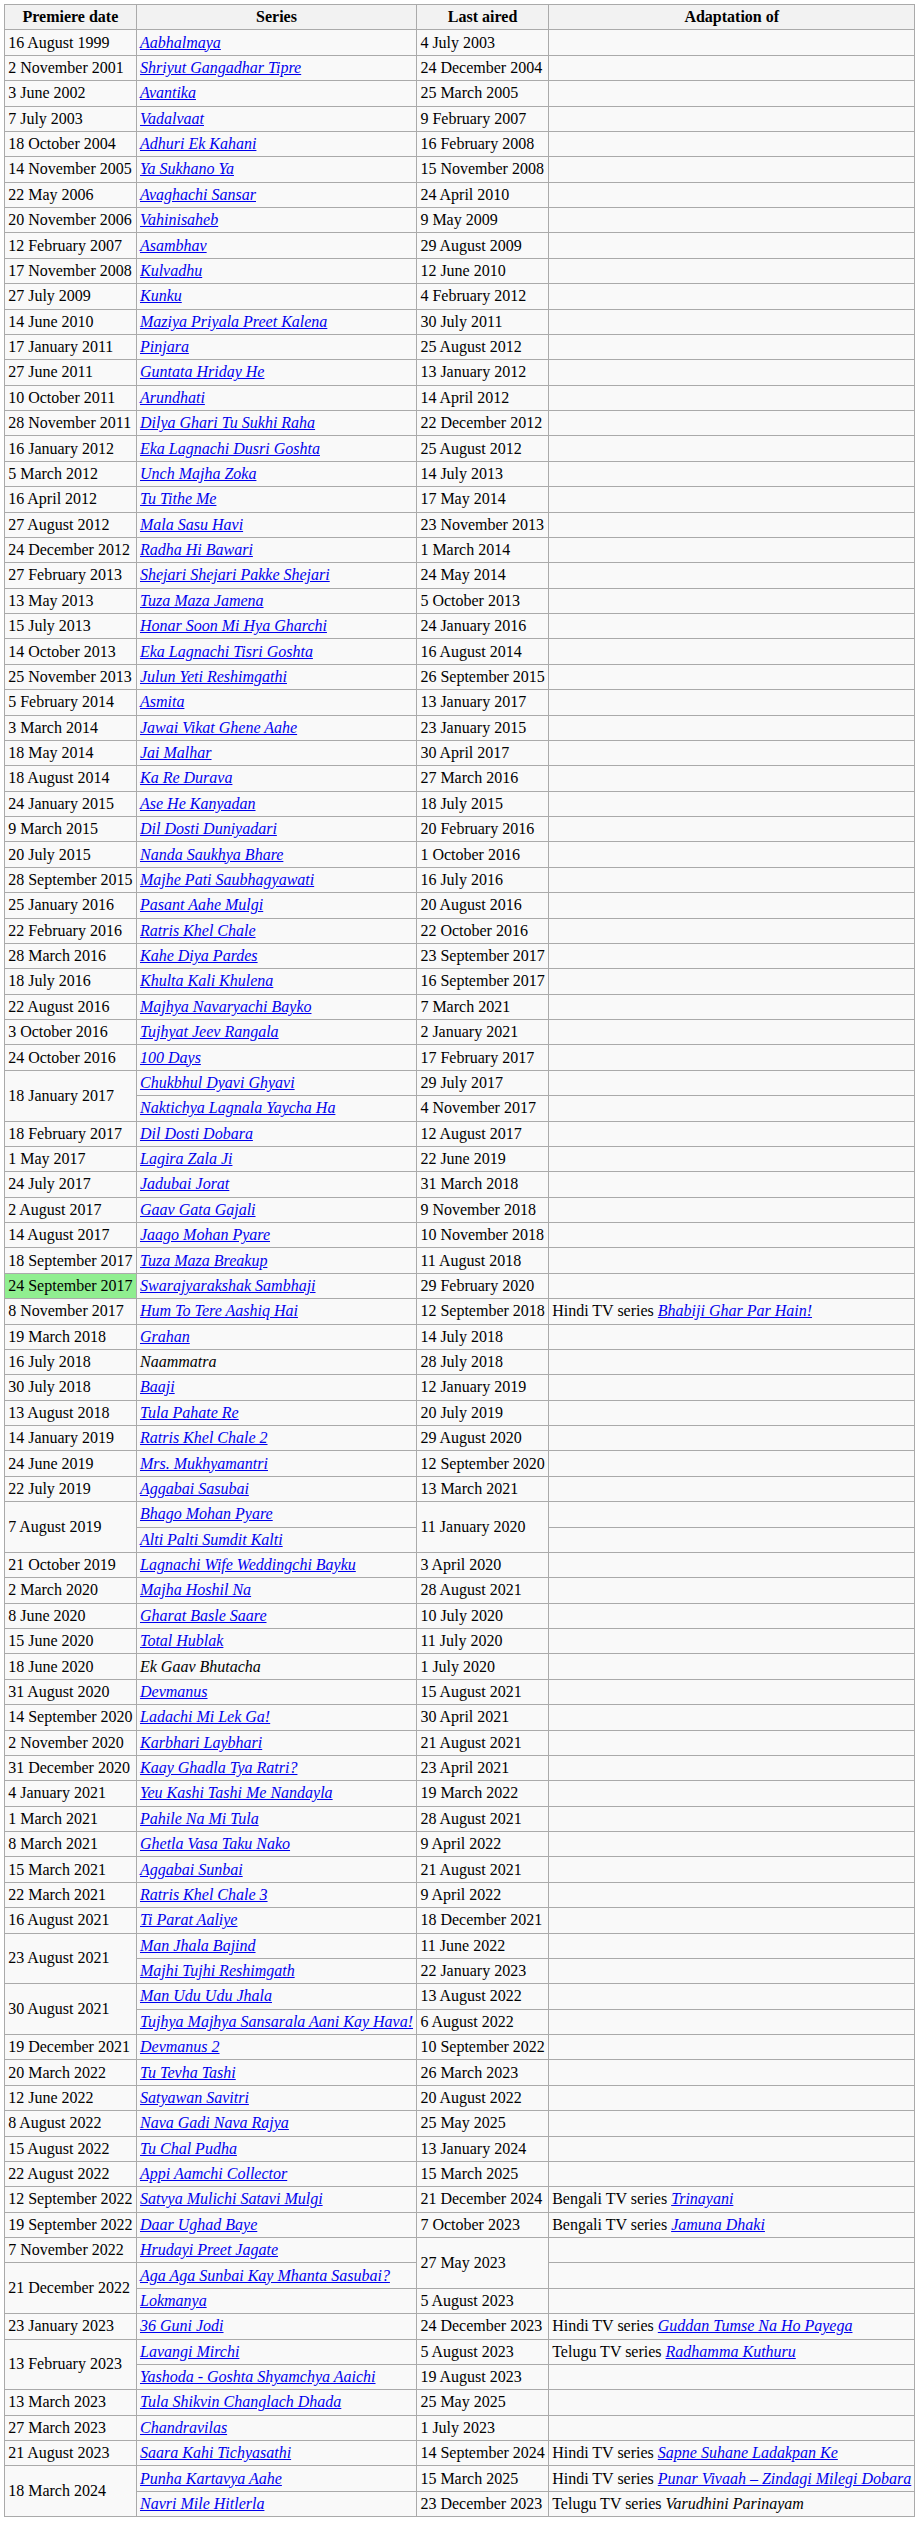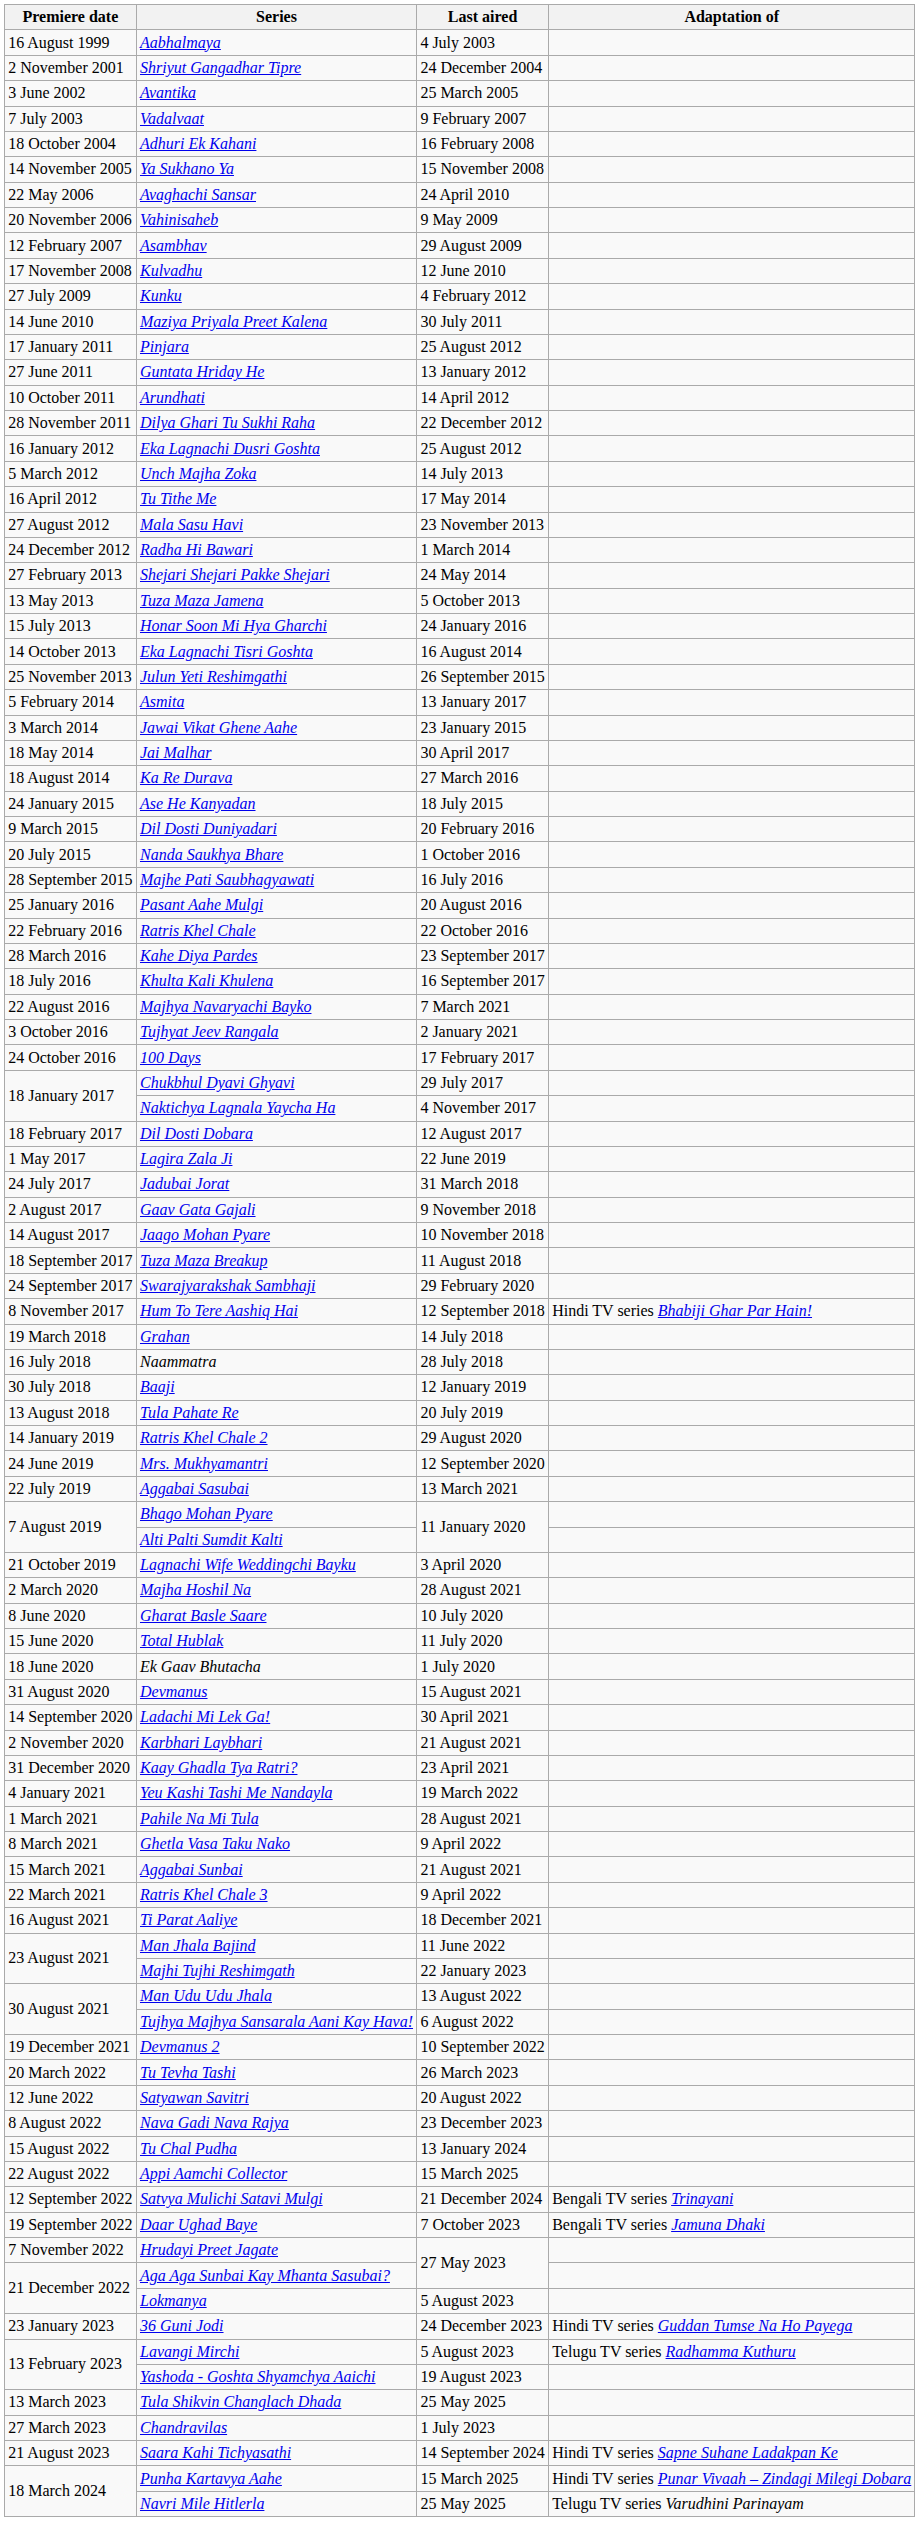(70, 1285) lightgreen background -> (70, 1285) no background
(463, 2123) 25 May 2025 -> (481, 2123) 23 December 2023
(481, 2503) 23 December 2023 -> (463, 2503) 25 May 2025
